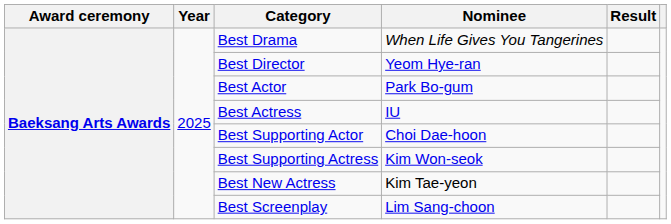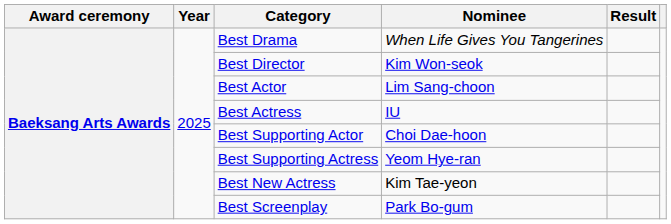(433, 64) Yeom Hye-ran -> (434, 64) Kim Won-seok
(429, 87) Park Bo-gum -> (440, 87) Lim Sang-choon
(434, 159) Kim Won-seok -> (433, 159) Yeom Hye-ran
(440, 207) Lim Sang-choon -> (429, 207) Park Bo-gum
